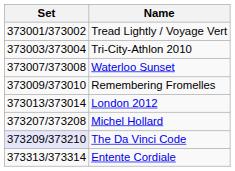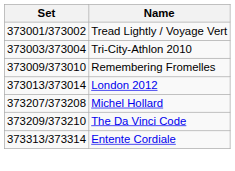- row: (133, 67)
(46, 139) lavender background -> (46, 121) no background
